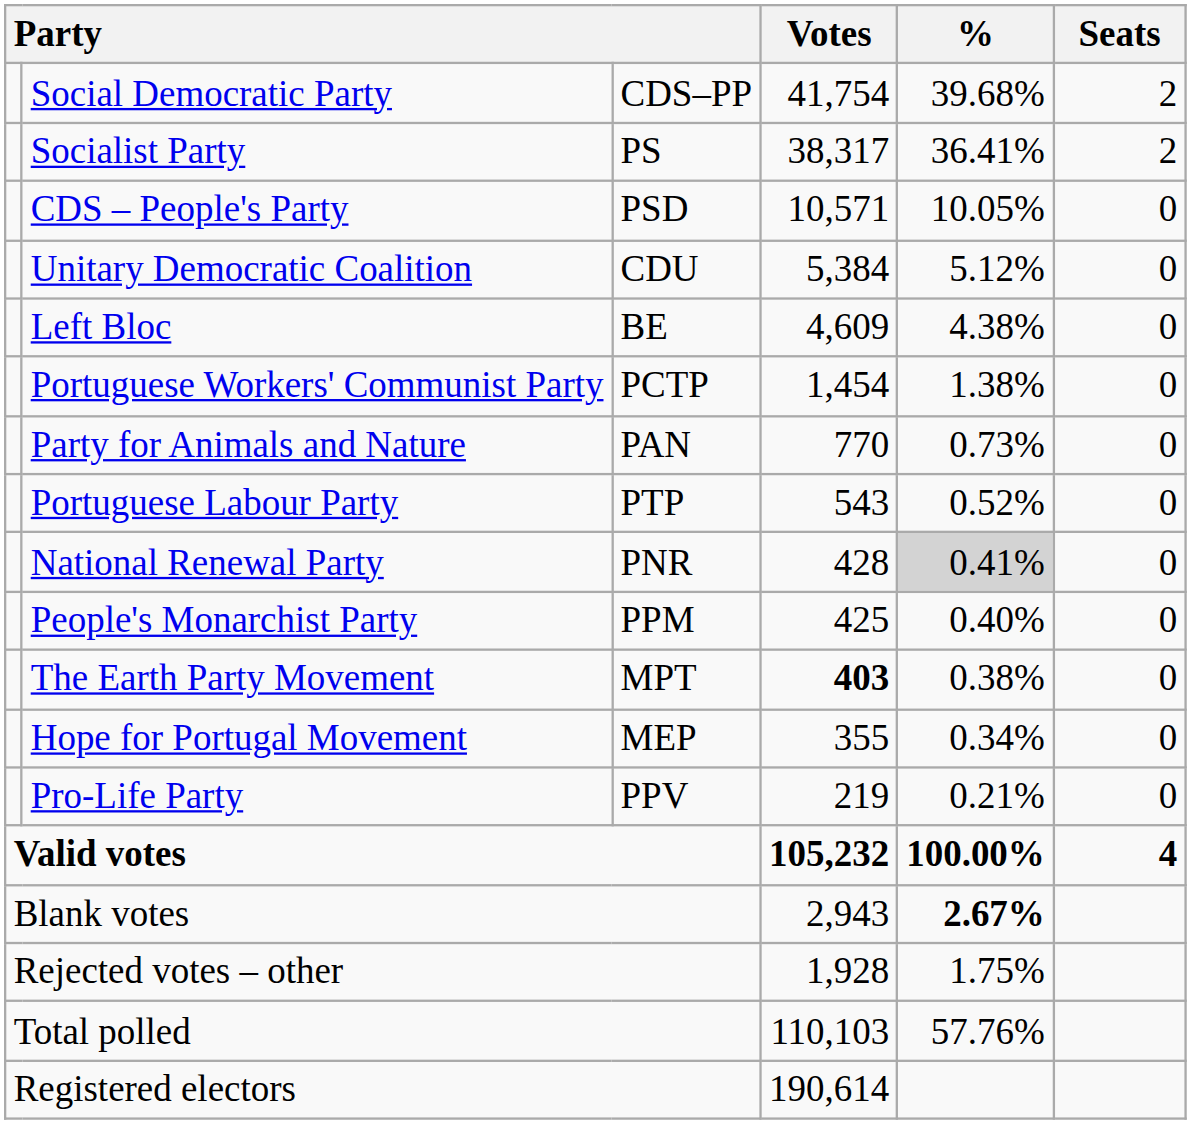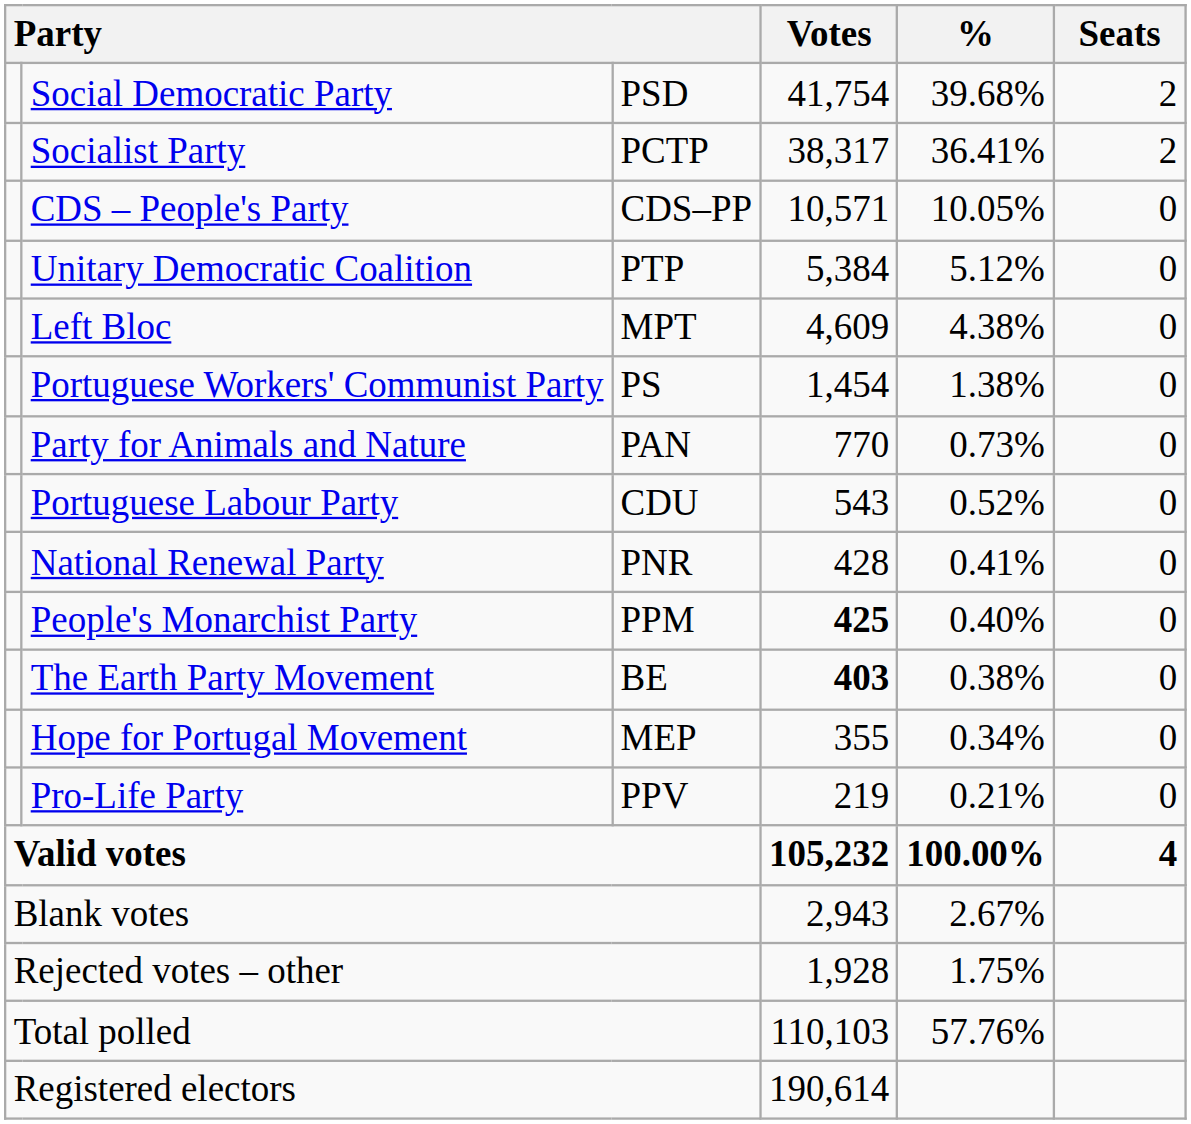(686, 92) CDS–PP -> (654, 92) PSD
(641, 151) PS -> (665, 151) PCTP
(654, 209) PSD -> (686, 209) CDS–PP
(660, 268) CDU -> (652, 268) PTP
(644, 326) BE -> (659, 326) MPT
(665, 385) PCTP -> (641, 385) PS
(652, 502) PTP -> (660, 502) CDU
(997, 561) lightgrey background -> (997, 561) no background
(861, 619) normal -> (861, 619) bold
(659, 678) MPT -> (644, 678) BE
(994, 913) bold -> (997, 913) normal
